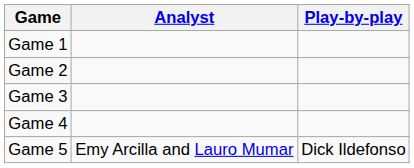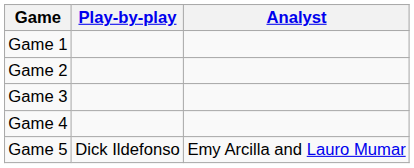columns swapped: (353, 17) <-> (184, 17)
